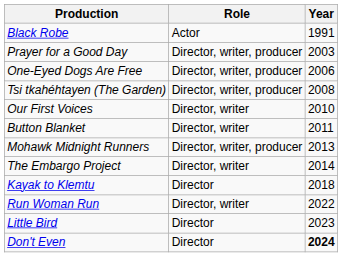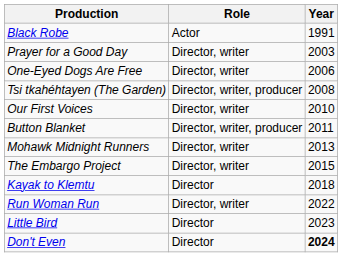(237, 52) Director, writer, producer -> (210, 52) Director, writer
(237, 71) Director, writer, producer -> (210, 71) Director, writer
(210, 128) Director, writer -> (237, 128) Director, writer, producer
(237, 147) Director, writer, producer -> (210, 147) Director, writer
(321, 166) 2014 -> (321, 166) 2015
